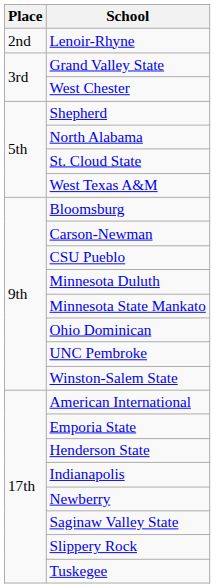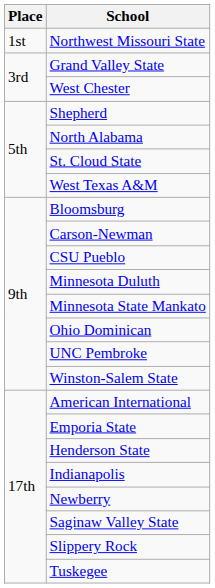+ row: (127, 40)
- row: (92, 40)
